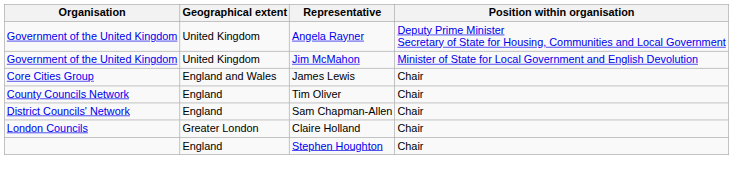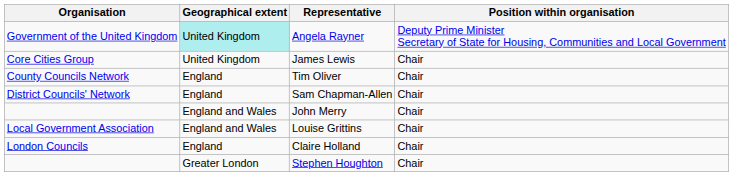(221, 36) no background -> (221, 36) paleturquoise background
- row: (326, 59)
(229, 77) England and Wales -> (221, 59) United Kingdom
+ row: (319, 111)
+ row: (327, 128)
(221, 128) Greater London -> (202, 146) England
(202, 146) England -> (221, 163) Greater London
